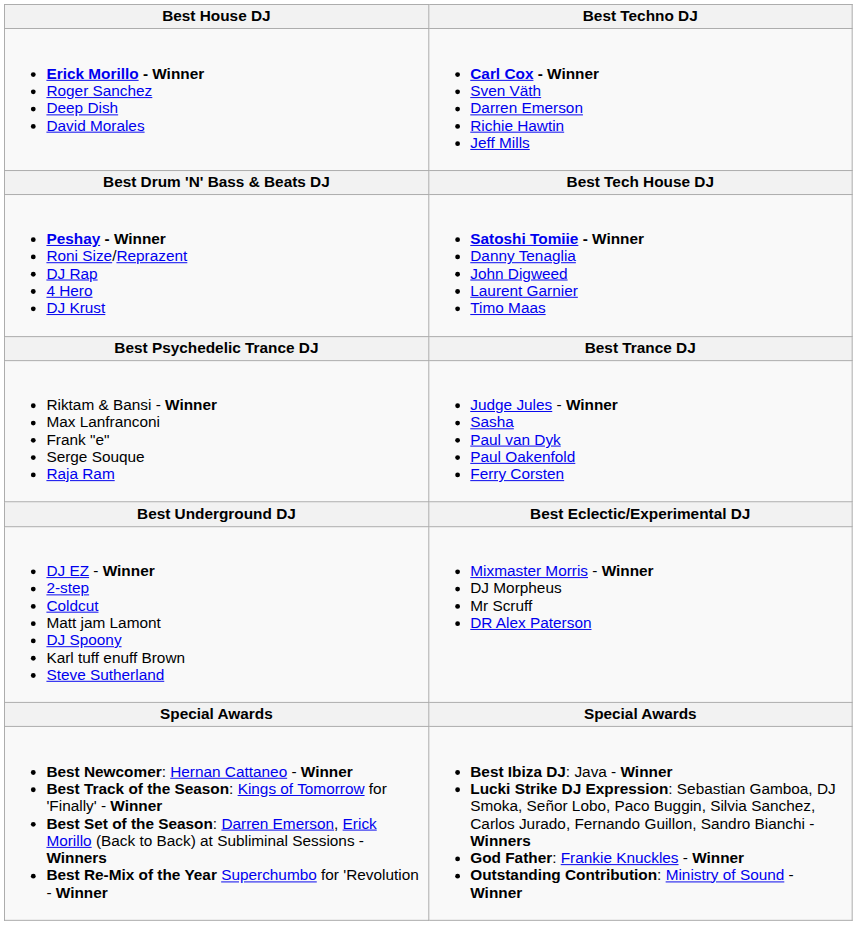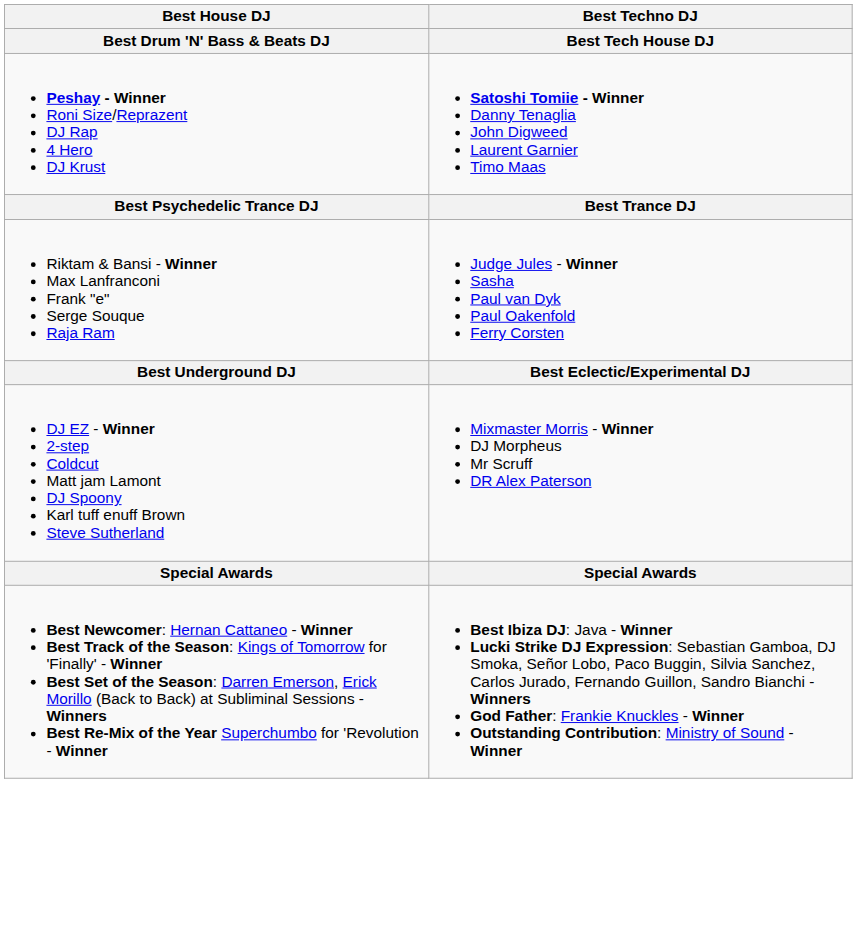- row: (216, 100)
